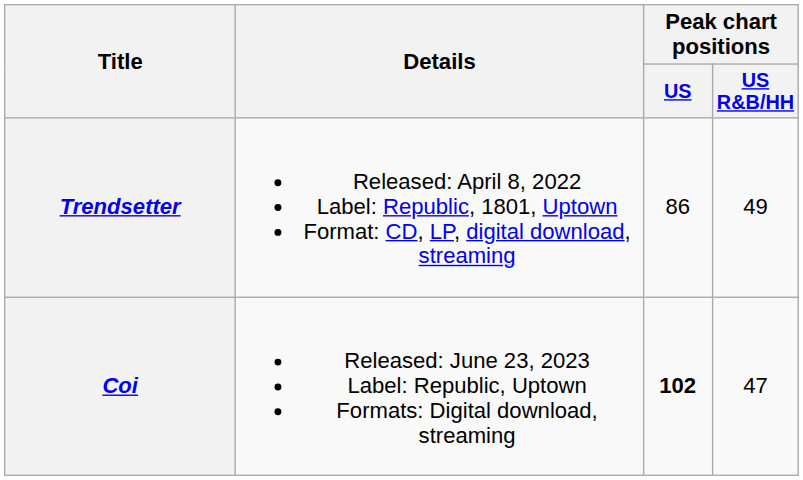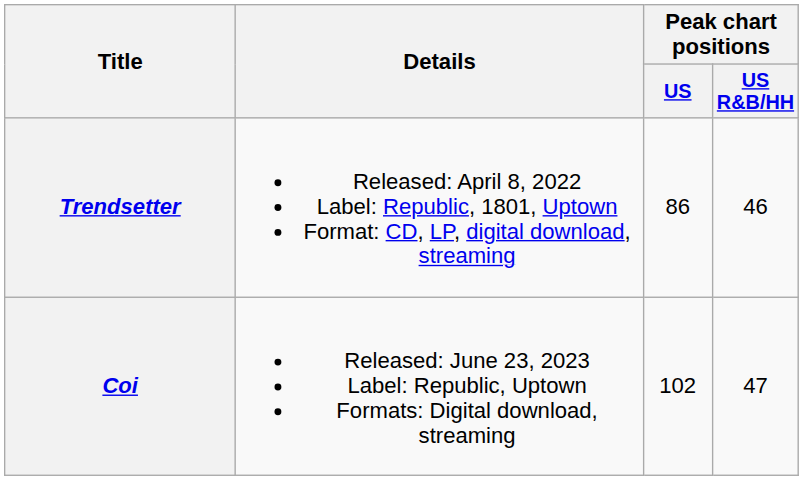(755, 207) 49 -> (755, 207) 46
(678, 385) bold -> (678, 385) normal
